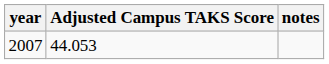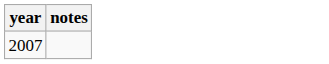- column: (162, 17)
